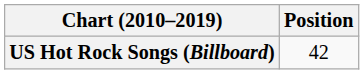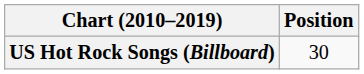(319, 52) 42 -> (319, 52) 30
